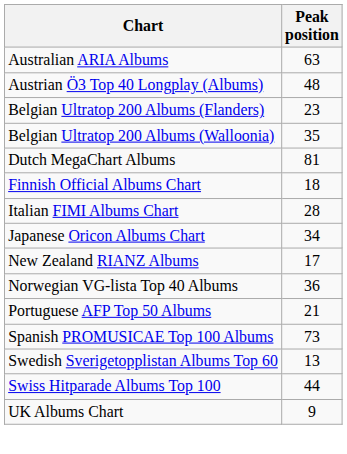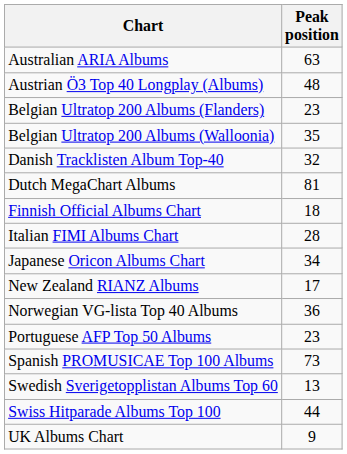+ row: (116, 160)
(312, 311) 21 -> (312, 336) 23
